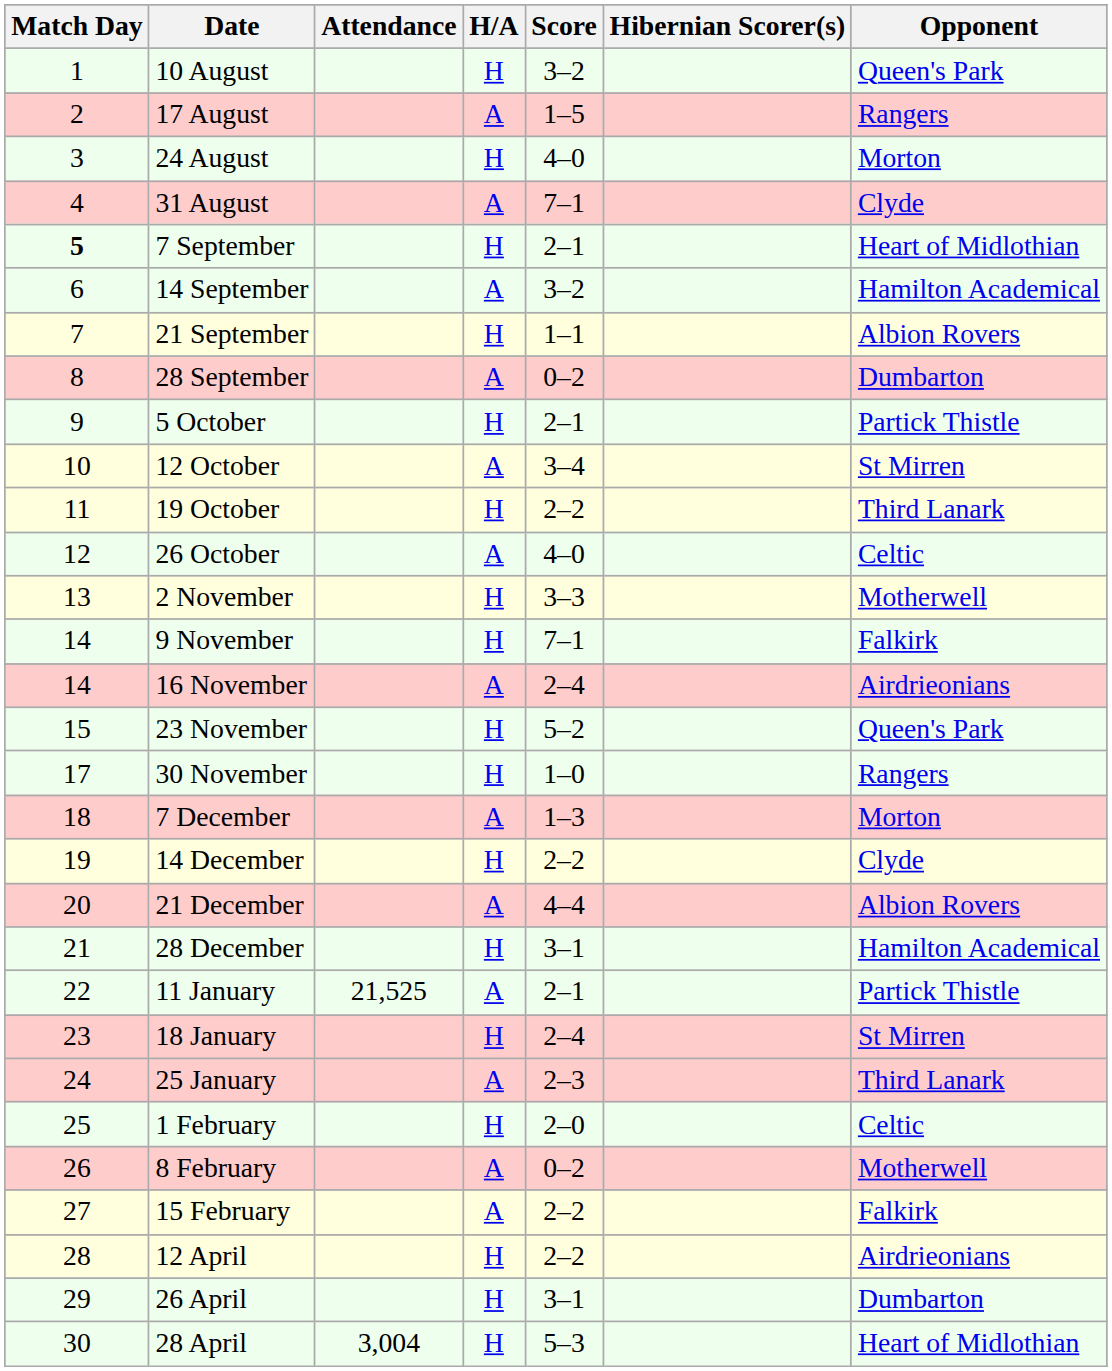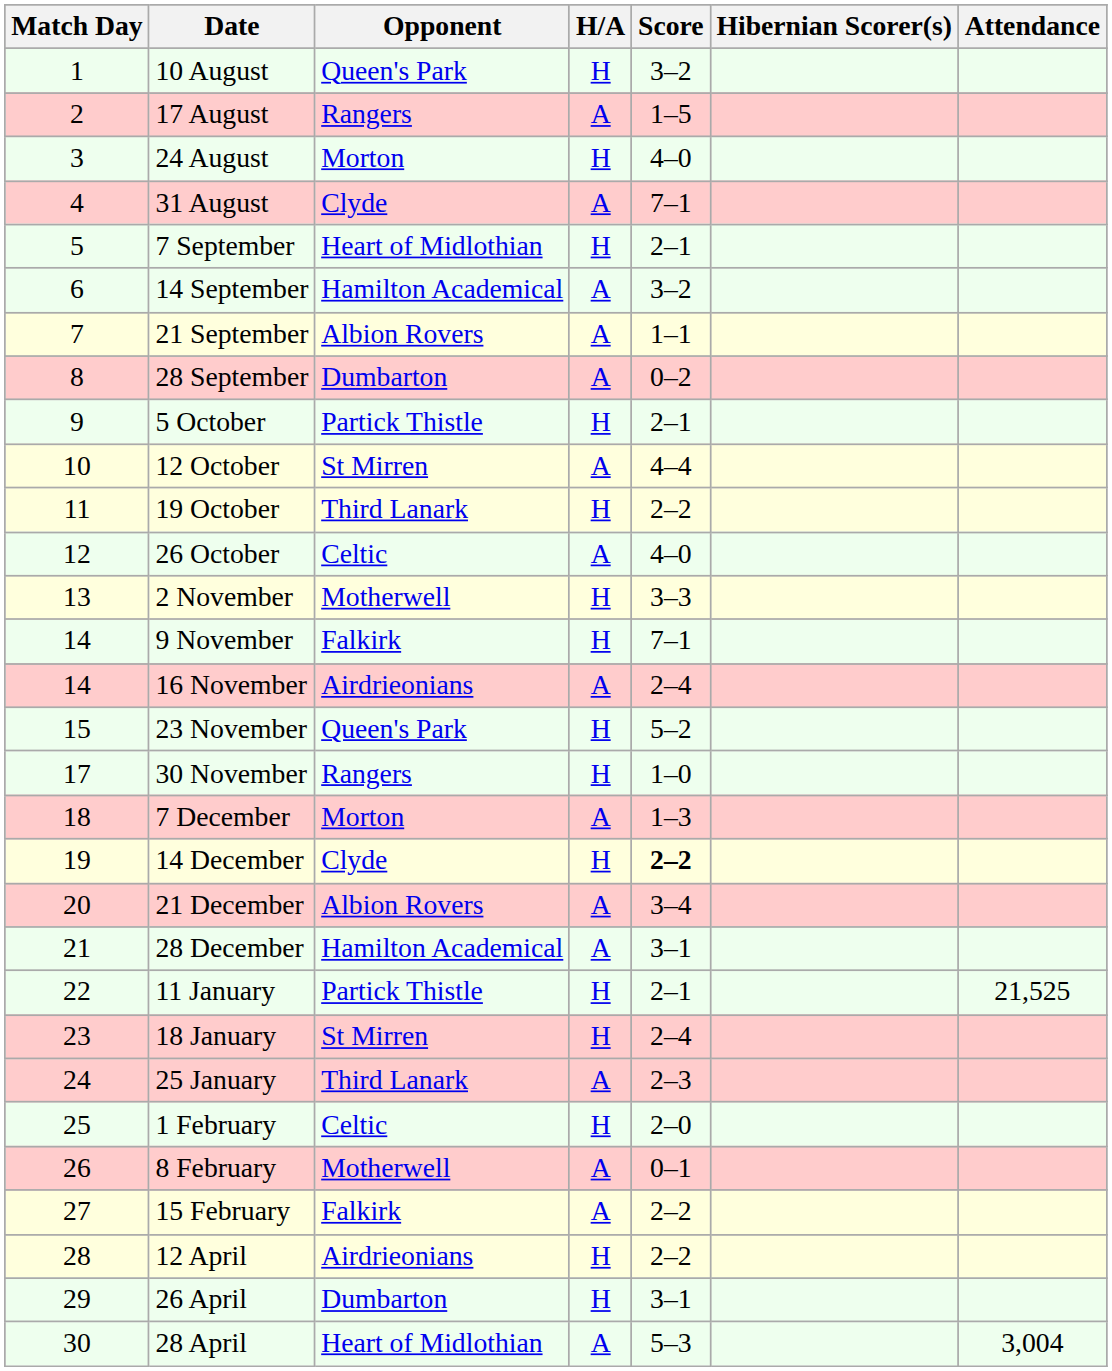columns swapped: (979, 26) <-> (389, 26)
(77, 245) bold -> (77, 245) normal
(494, 333) H -> (601, 333) A
(564, 465) 3–4 -> (671, 465) 4–4
(564, 860) normal -> (671, 860) bold
(564, 904) 4–4 -> (671, 904) 3–4
(494, 948) H -> (601, 948) A
(494, 992) A -> (601, 992) H
(564, 1167) 0–2 -> (671, 1167) 0–1
(494, 1343) H -> (601, 1343) A
